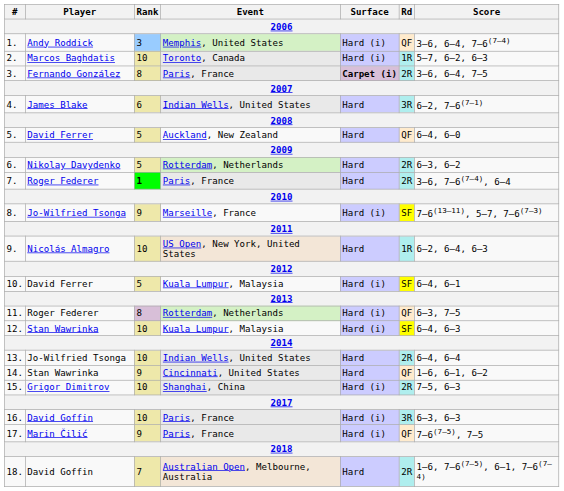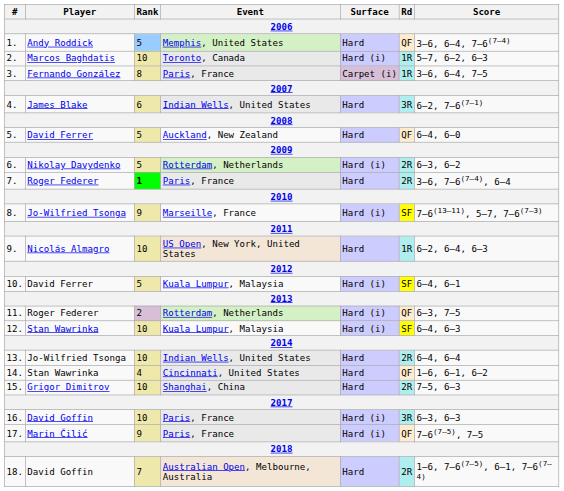(139, 43) 3 -> (139, 43) 5
(364, 43) Hard (i) -> (353, 43) Hard
(370, 73) bold -> (370, 73) normal
(407, 73) 2R -> (407, 73) 1R
(353, 165) Hard -> (364, 165) Hard (i)
(139, 313) 8 -> (139, 313) 2
(139, 373) 9 -> (139, 373) 4
(364, 388) Hard (i) -> (353, 388) Hard
